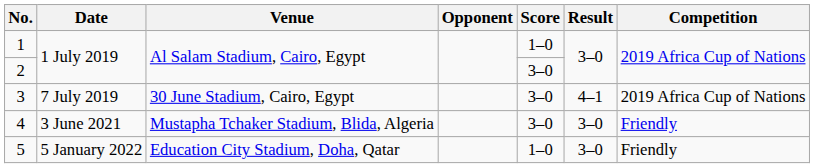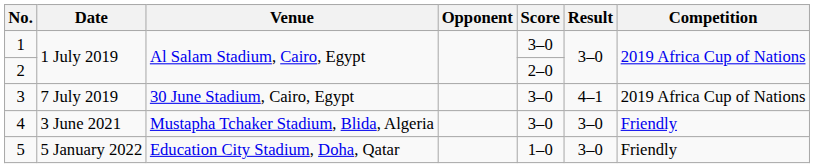(540, 44) 1–0 -> (540, 44) 3–0
(540, 70) 3–0 -> (540, 70) 2–0
